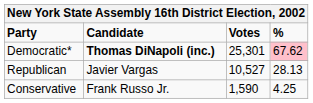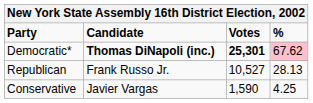(247, 51) normal -> (247, 51) bold
(122, 70) Javier Vargas -> (128, 70) Frank Russo Jr.
(128, 88) Frank Russo Jr. -> (122, 88) Javier Vargas
